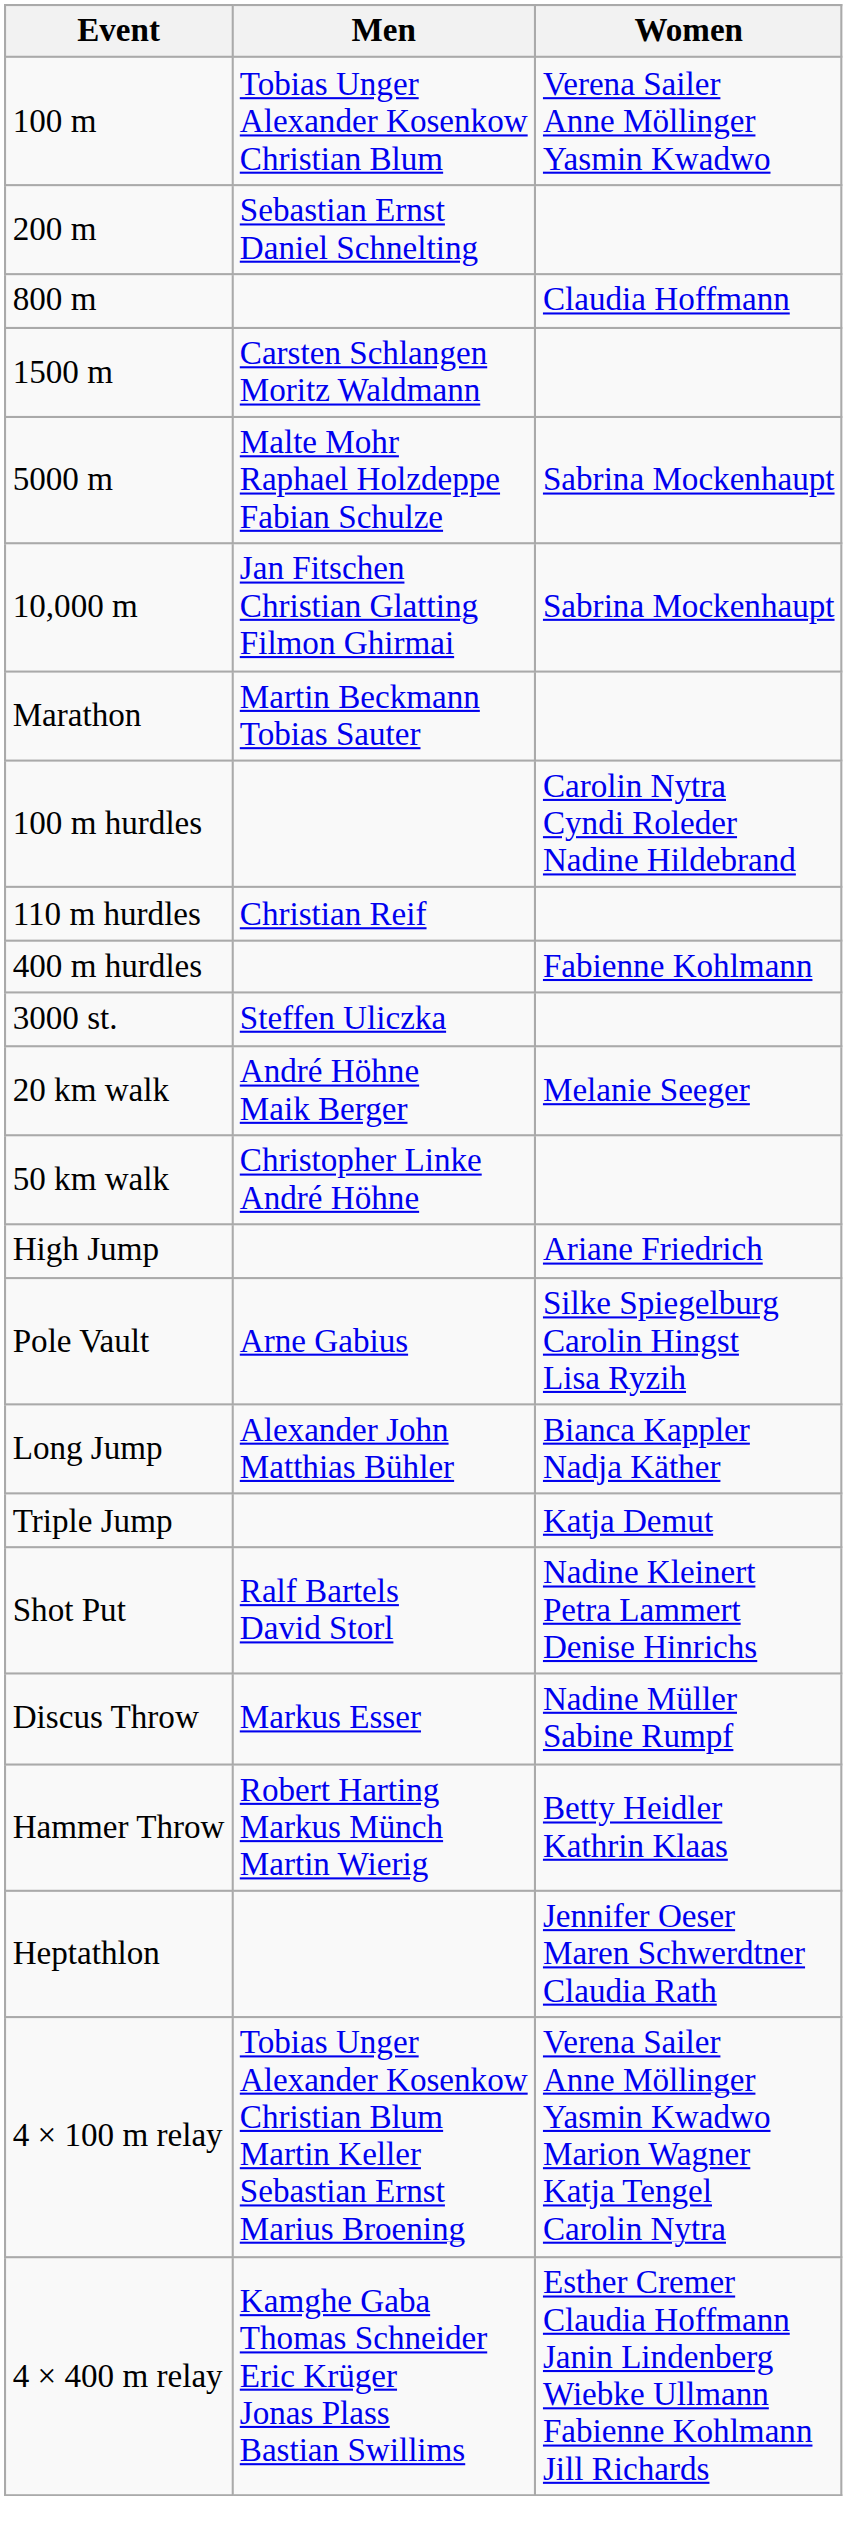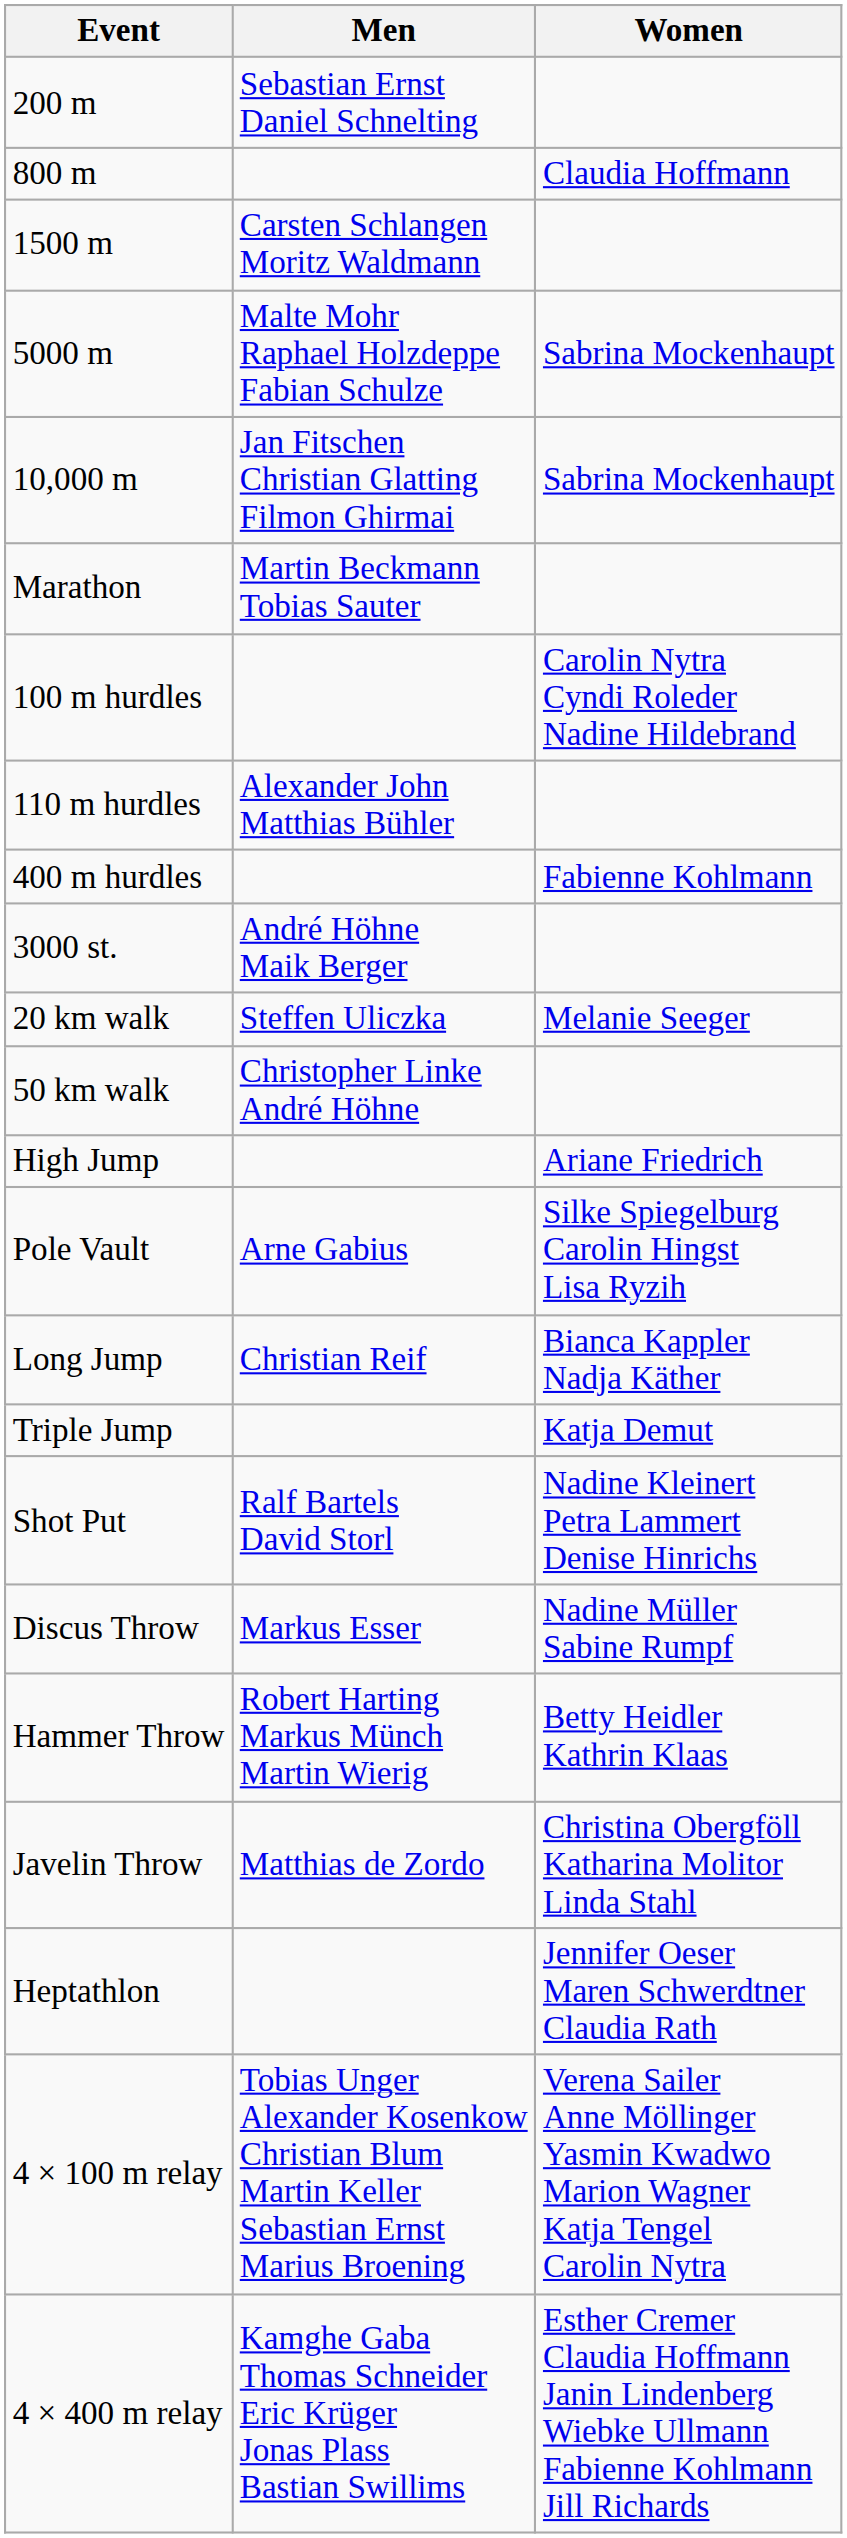- row: (55, 120)
(333, 913) Christian Reif -> (347, 804) Alexander John Matthias Bühler
(343, 1018) Steffen Uliczka -> (329, 947) André Höhne Maik Berger
(329, 1089) André Höhne Maik Berger -> (343, 1018) Steffen Uliczka
(347, 1448) Alexander John Matthias Bühler -> (333, 1358) Christian Reif
+ row: (108, 1863)
